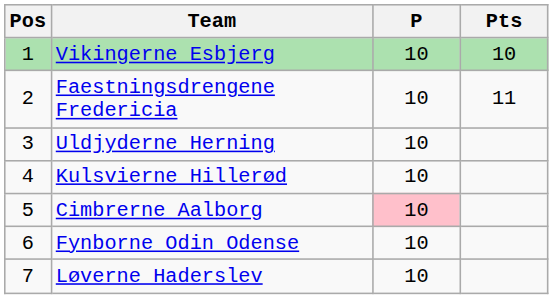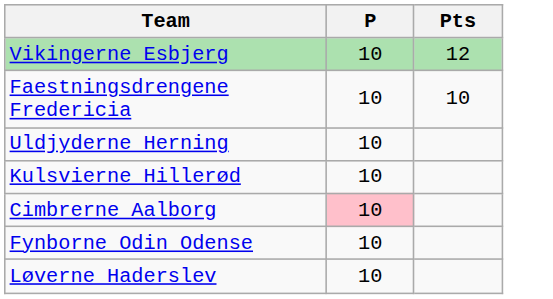- column: (28, 21)
(504, 54) 10 -> (458, 54) 12
(504, 99) 11 -> (458, 99) 10
